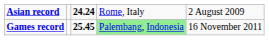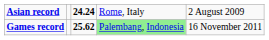(84, 27) 25.45 -> (84, 27) 25.62
